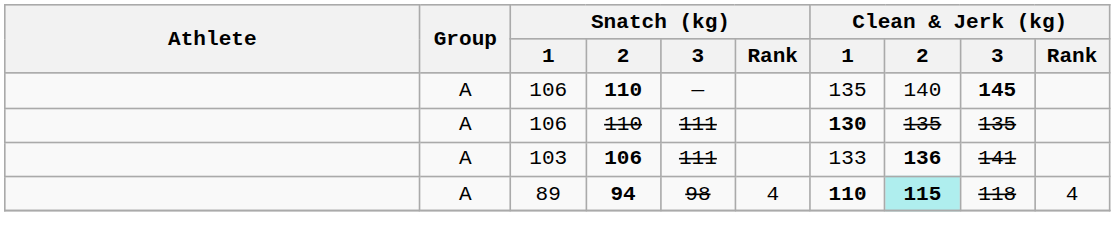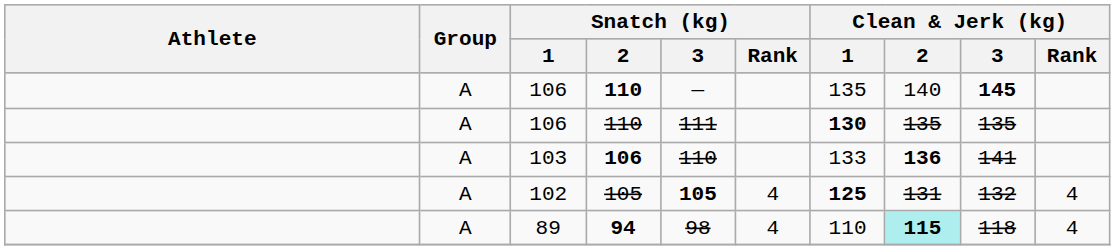(698, 159) 111 -> (698, 159) 110
+ row: (548, 194)
(848, 194) bold -> (848, 228) normal
